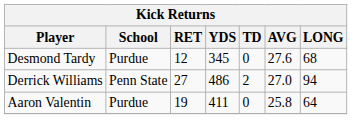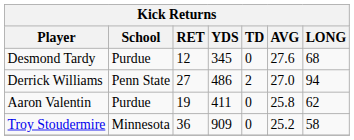(310, 102) 64 -> (313, 102) 62
+ row: (56, 124)
